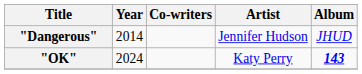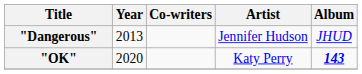(129, 36) 2014 -> (129, 36) 2013
(129, 58) 2024 -> (129, 58) 2020
